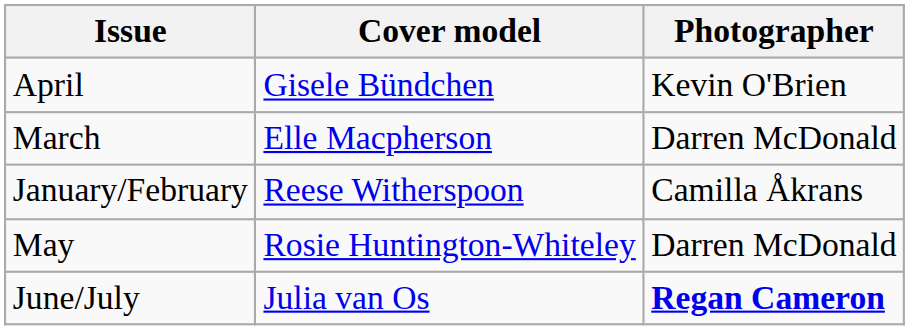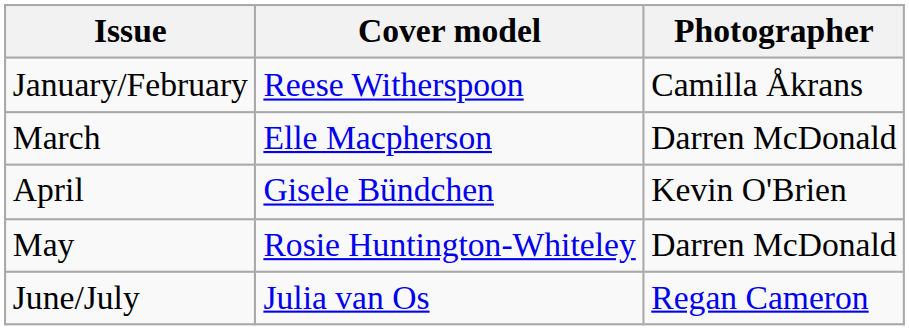rows swapped: (130, 191) <-> (48, 84)
(768, 297) bold -> (760, 297) normal
